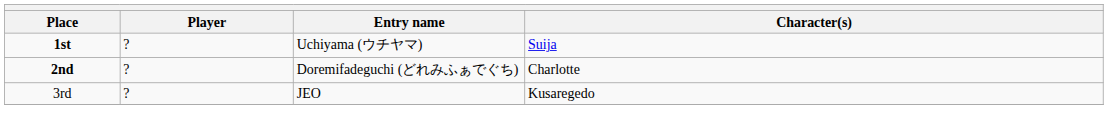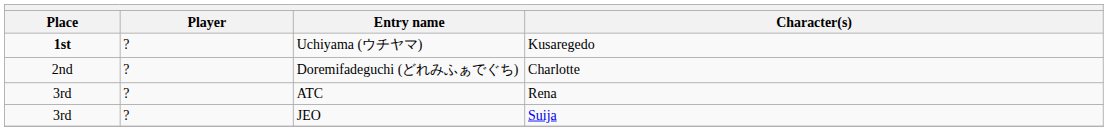(542, 45) Suija -> (561, 45) Kusaregedo
(62, 70) bold -> (62, 70) normal
+ row: (310, 93)
(561, 93) Kusaregedo -> (542, 115) Suija
